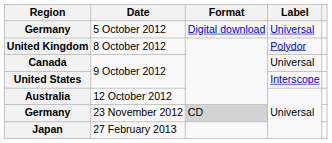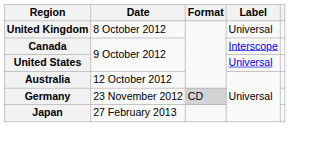- row: (48, 29)
(288, 46) Polydor -> (251, 29) Universal
(292, 63) Universal -> (253, 46) Interscope
(295, 79) Interscope -> (251, 63) Universal
